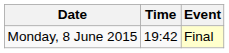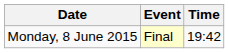columns swapped: (161, 15) <-> (202, 15)
